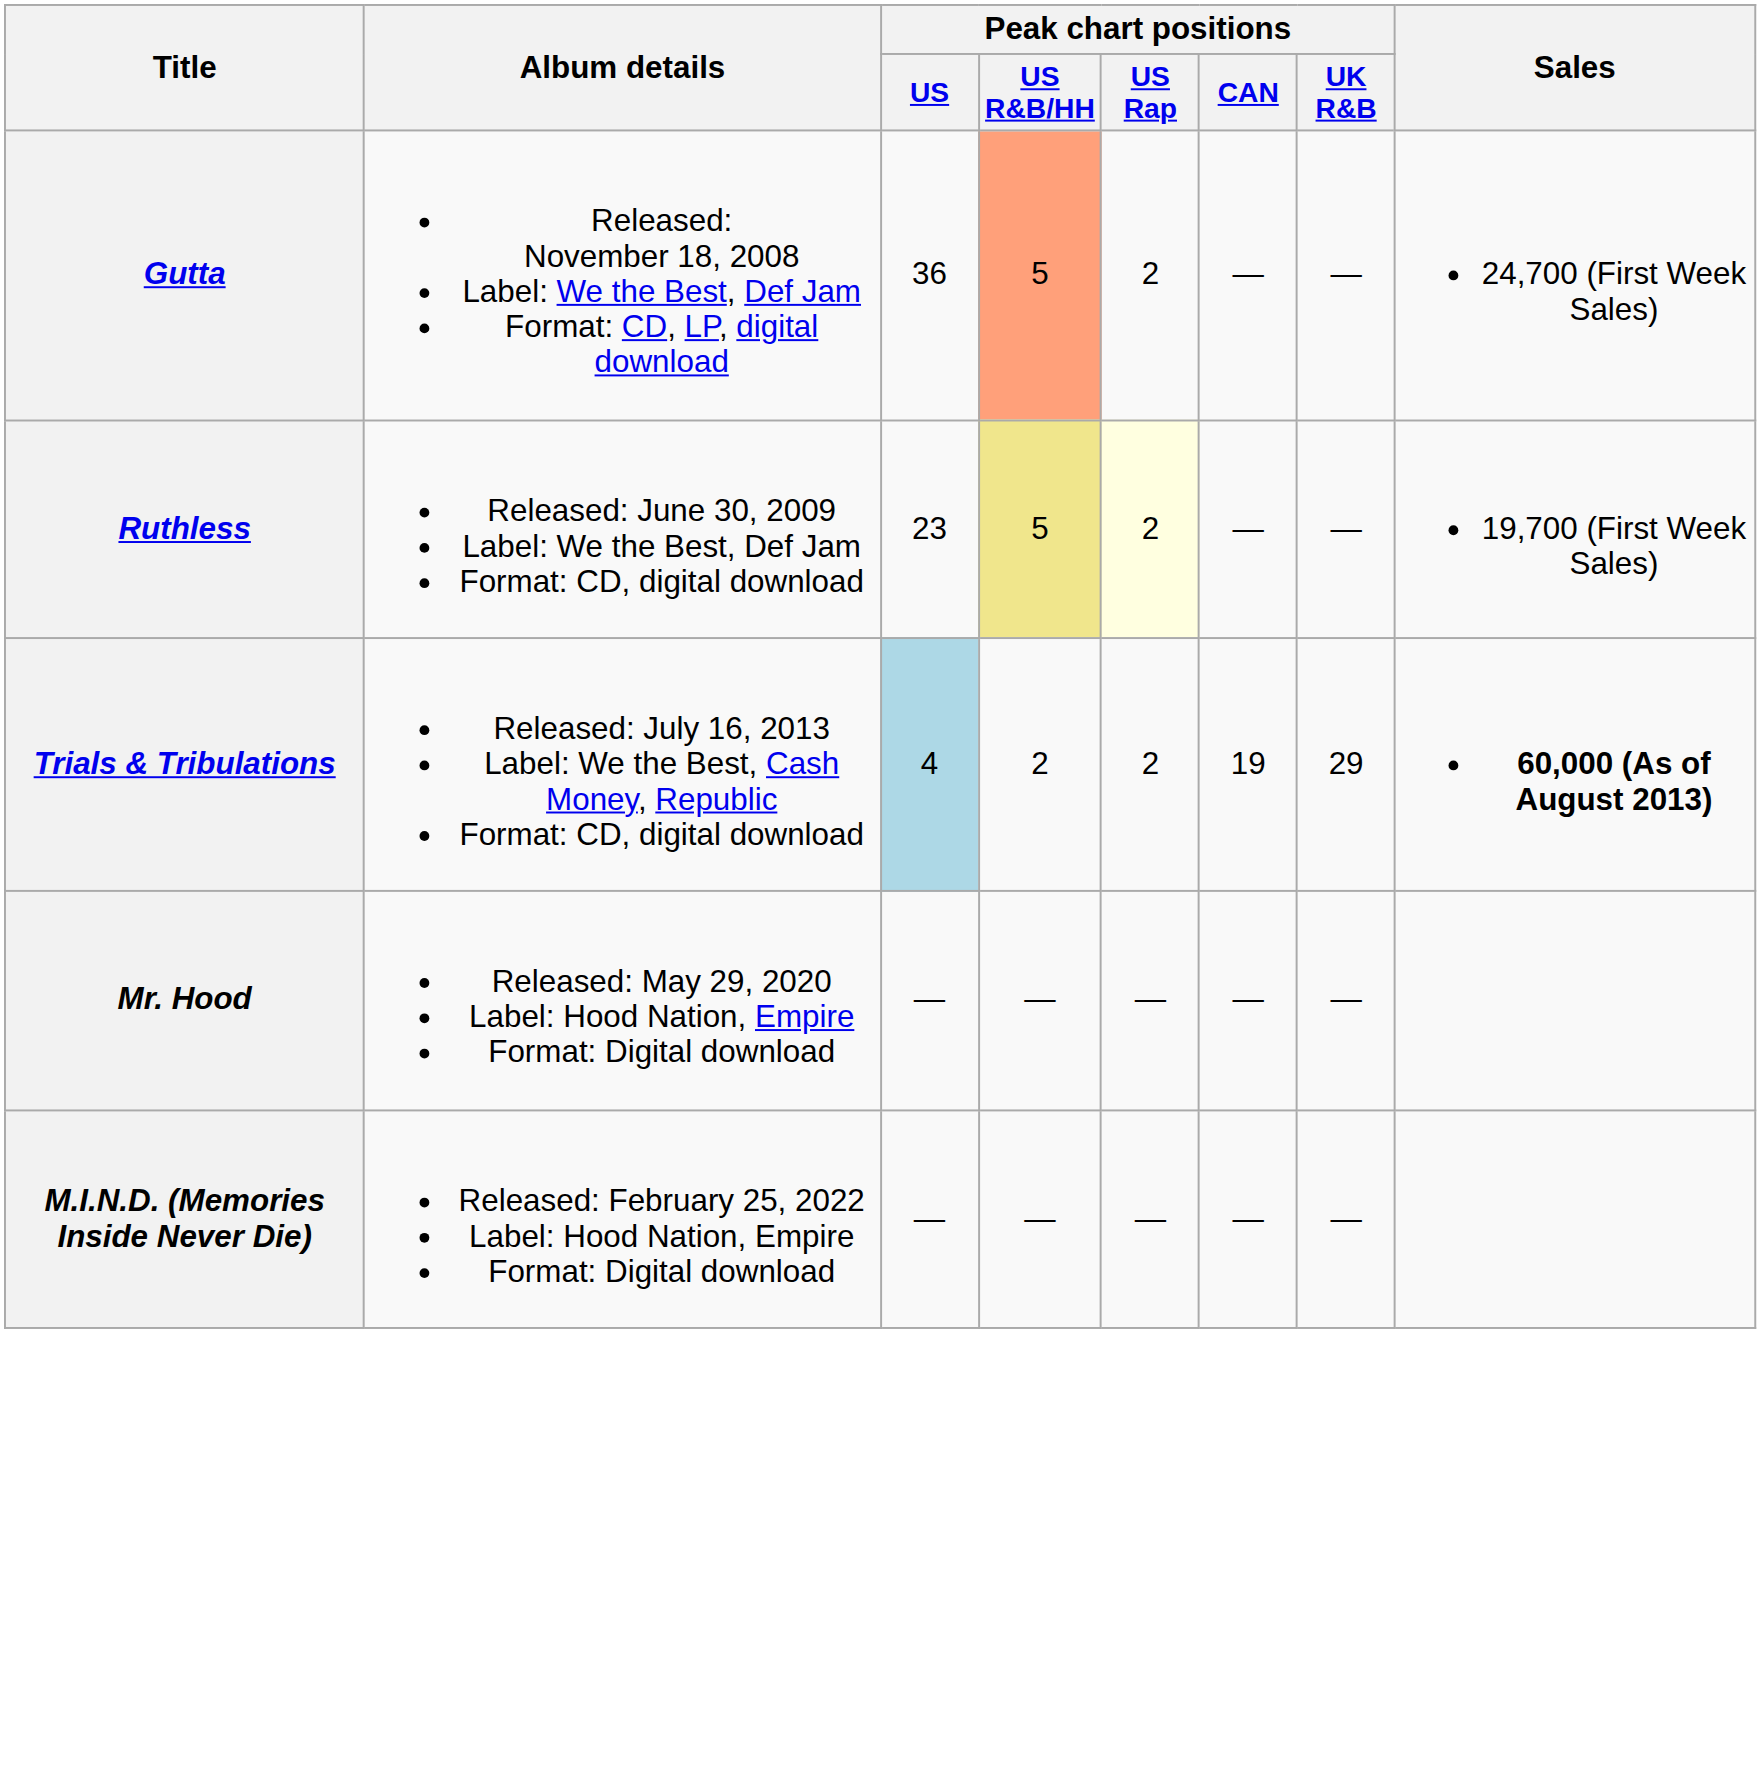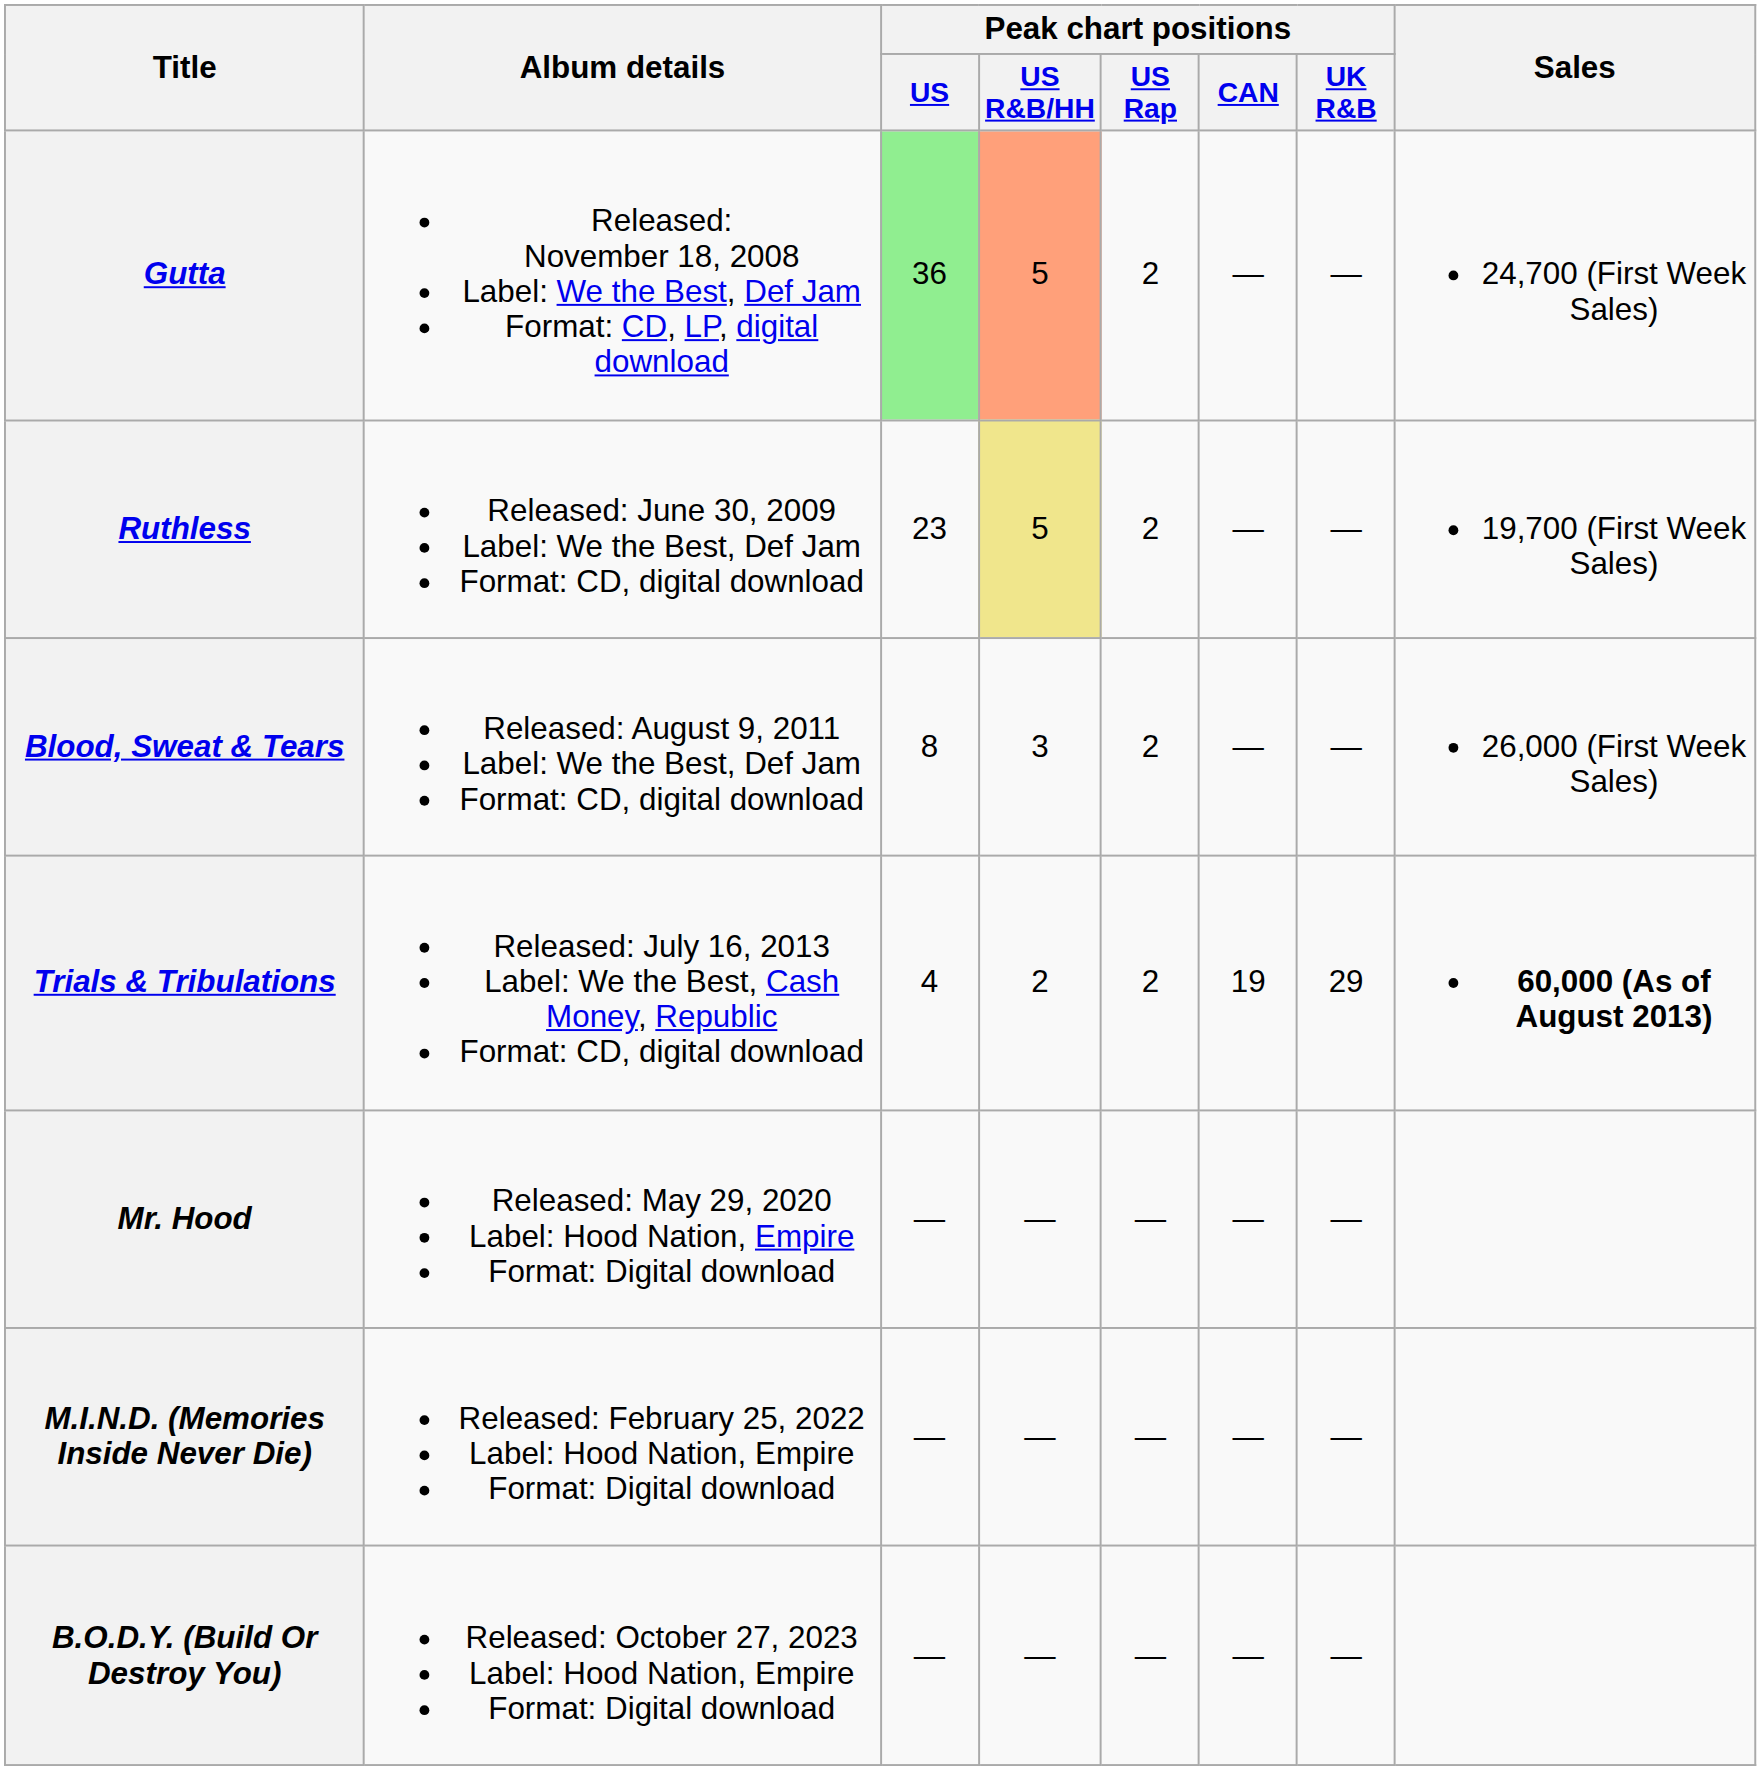(930, 274) no background -> (930, 274) lightgreen background
(1150, 528) lightyellow background -> (1150, 528) no background
+ row: (185, 746)
(930, 764) lightblue background -> (930, 982) no background
+ row: (185, 1654)
